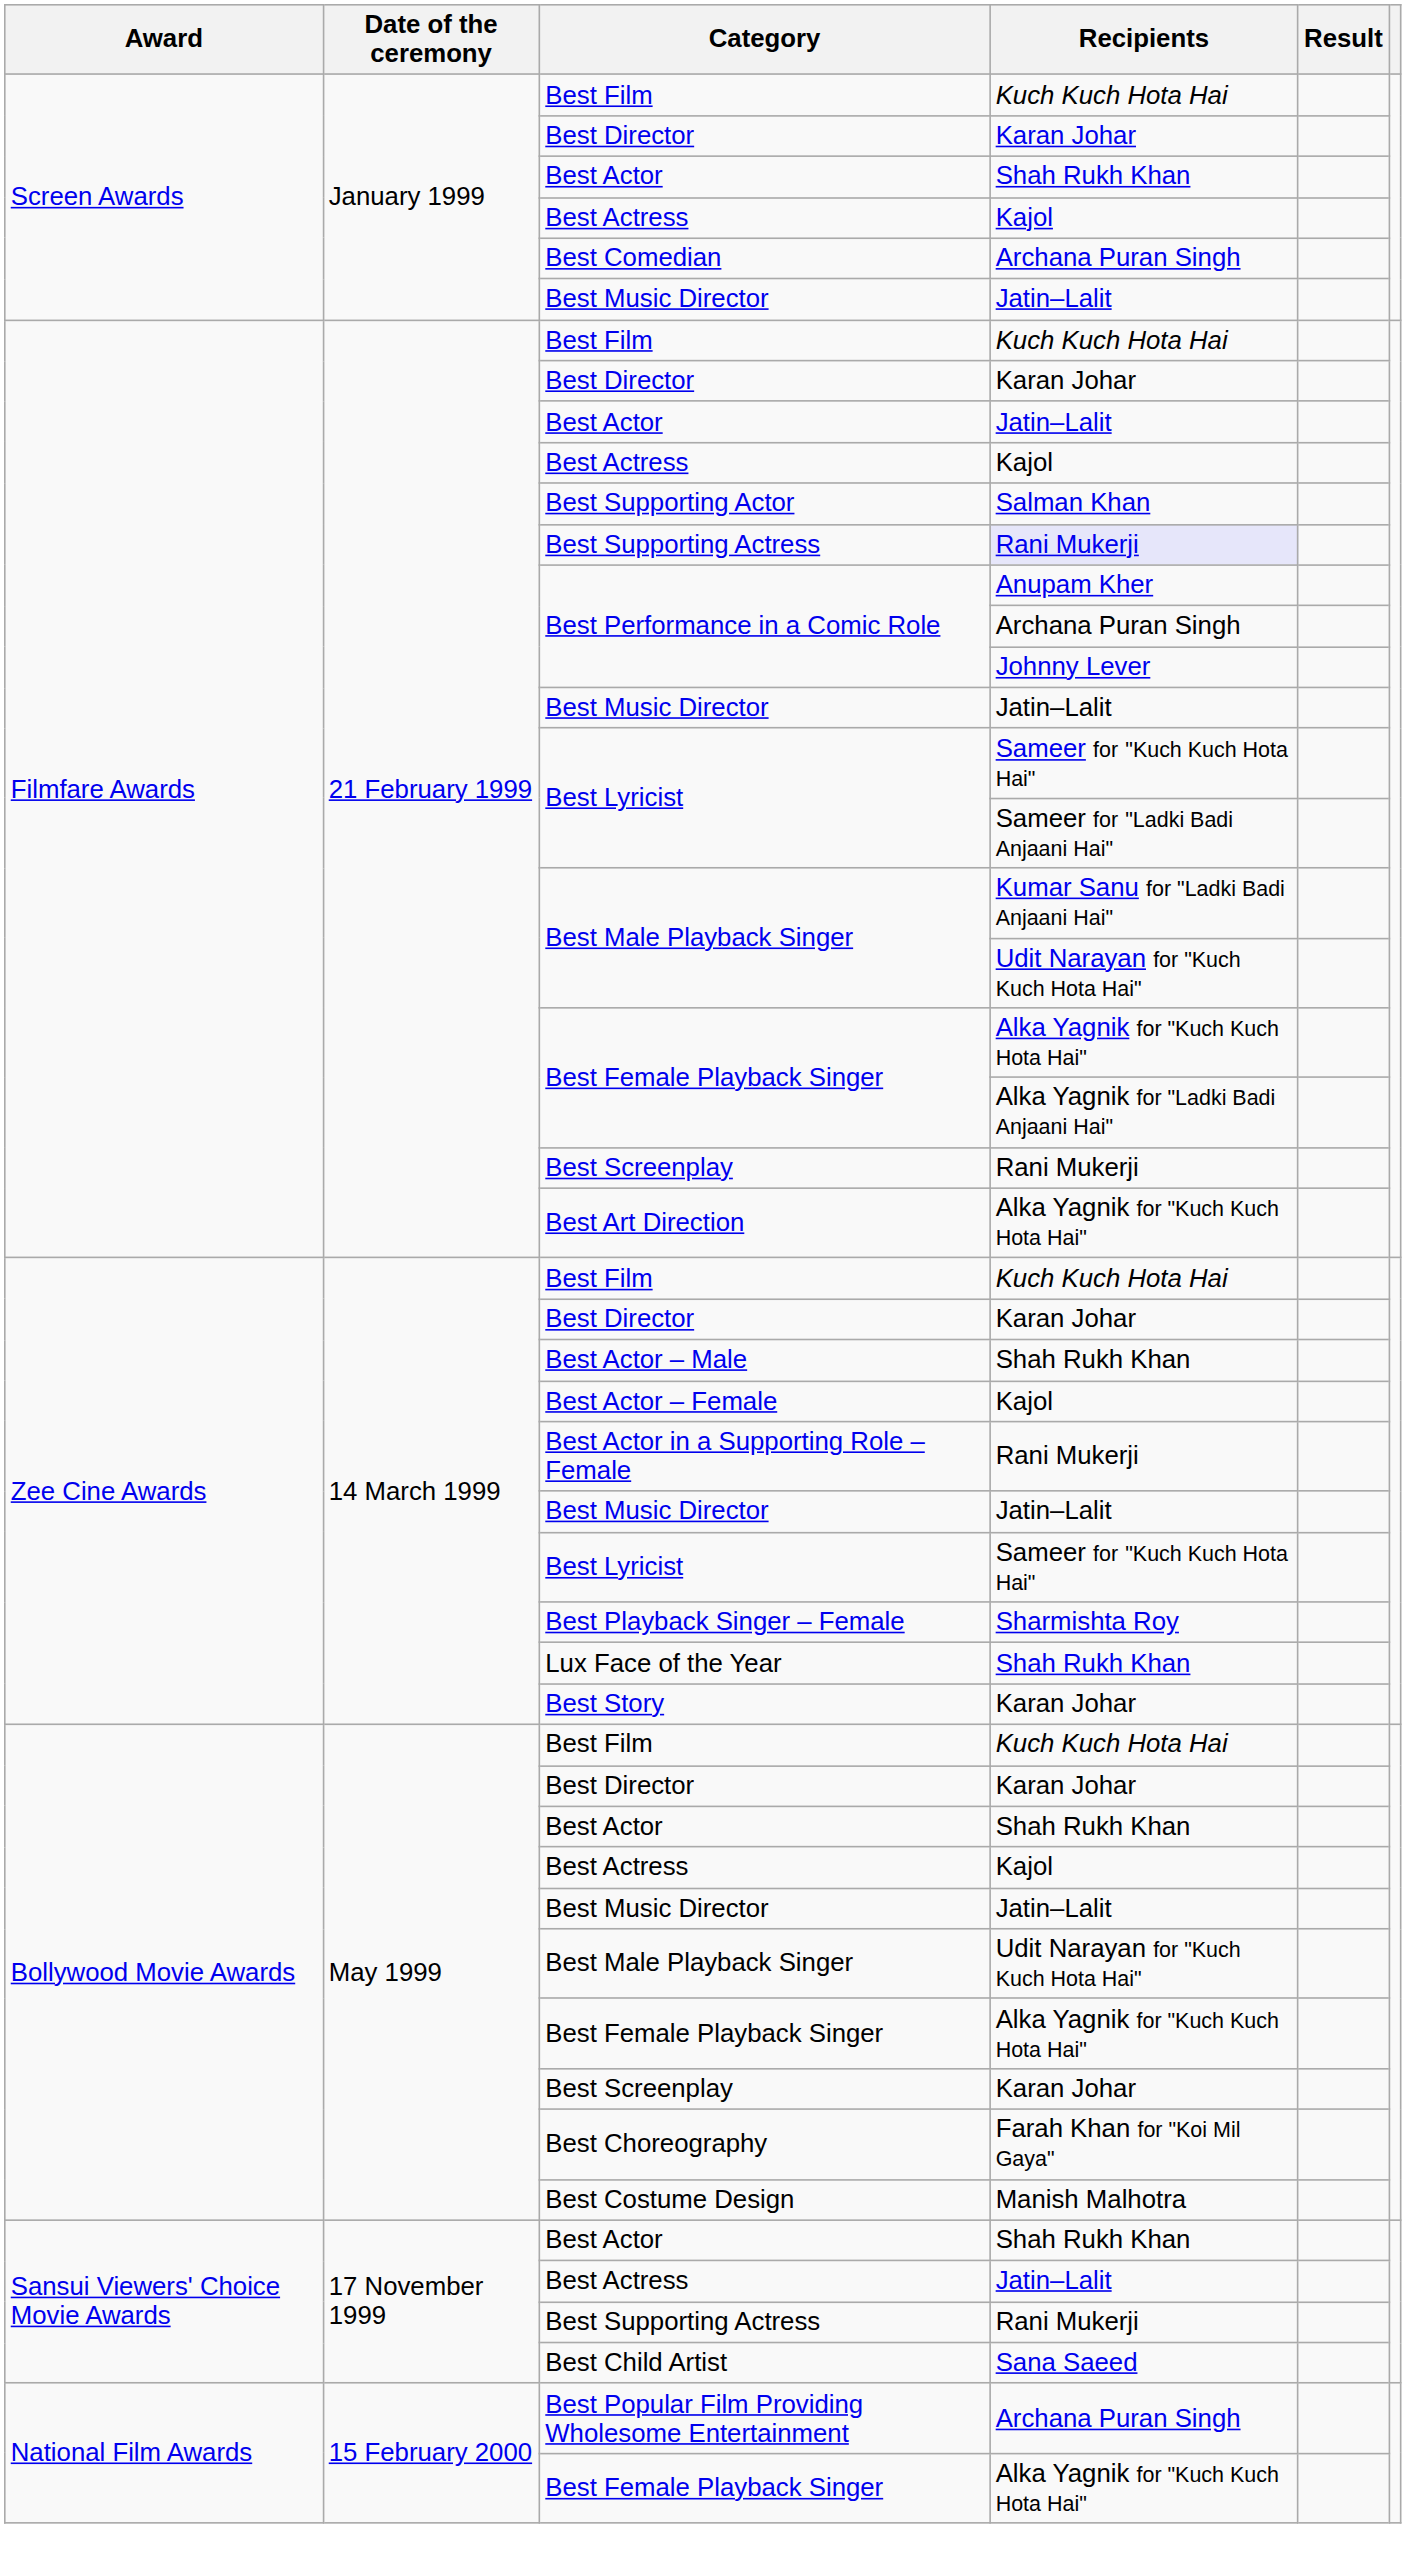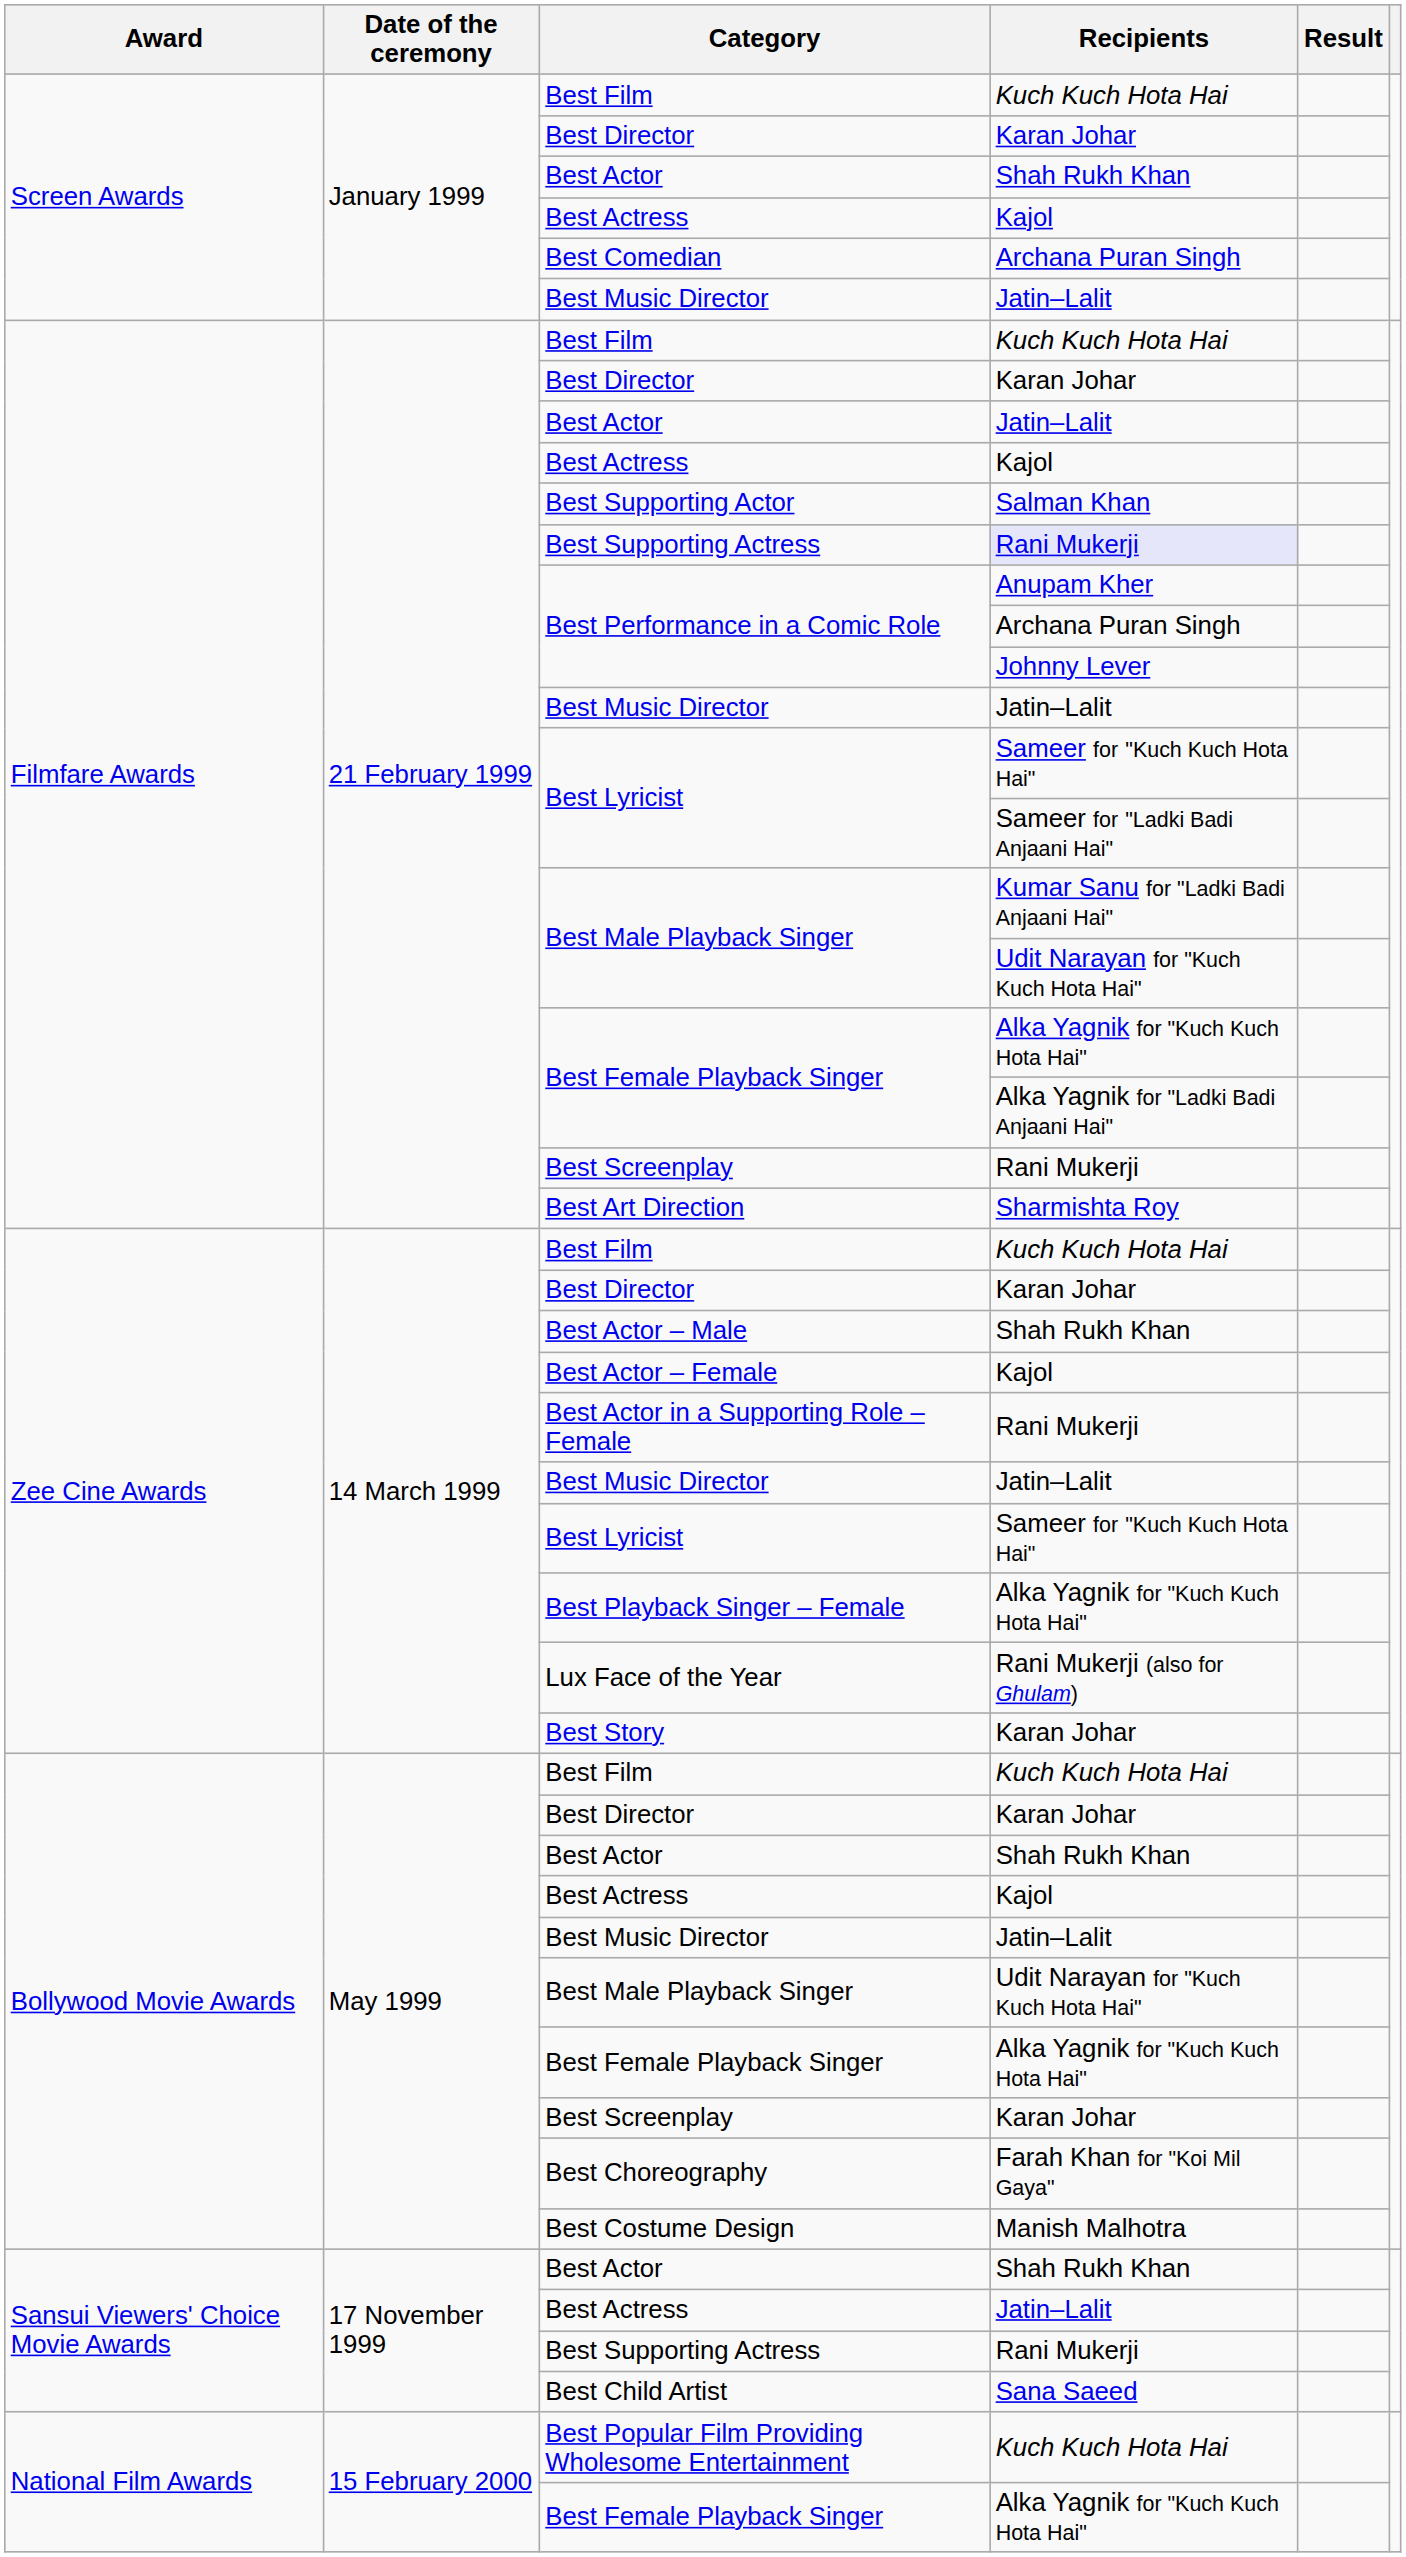(1137, 1222) Alka Yagnik for "Kuch Kuch Hota Hai" -> (1087, 1208) Sharmishta Roy
(1087, 1622) Sharmishta Roy -> (1137, 1607) Alka Yagnik for "Kuch Kuch Hota Hai"
(1093, 1662) Shah Rukh Khan -> (1110, 1677) Rani Mukerji (also for Ghulam)
(1118, 2417) Archana Puran Singh -> (1112, 2446) Kuch Kuch Hota Hai
